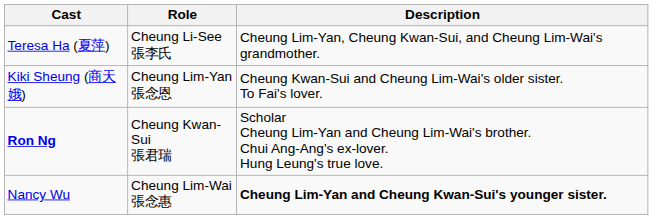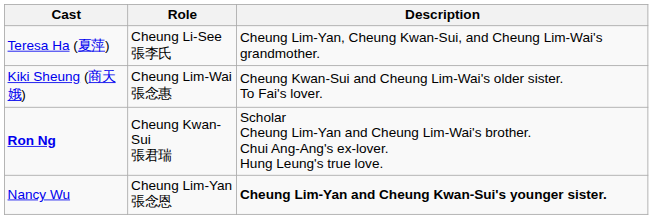(182, 85) Cheung Lim-Yan 張念恩 -> (181, 85) Cheung Lim-Wai 張念惠
(181, 193) Cheung Lim-Wai 張念惠 -> (182, 193) Cheung Lim-Yan 張念恩
